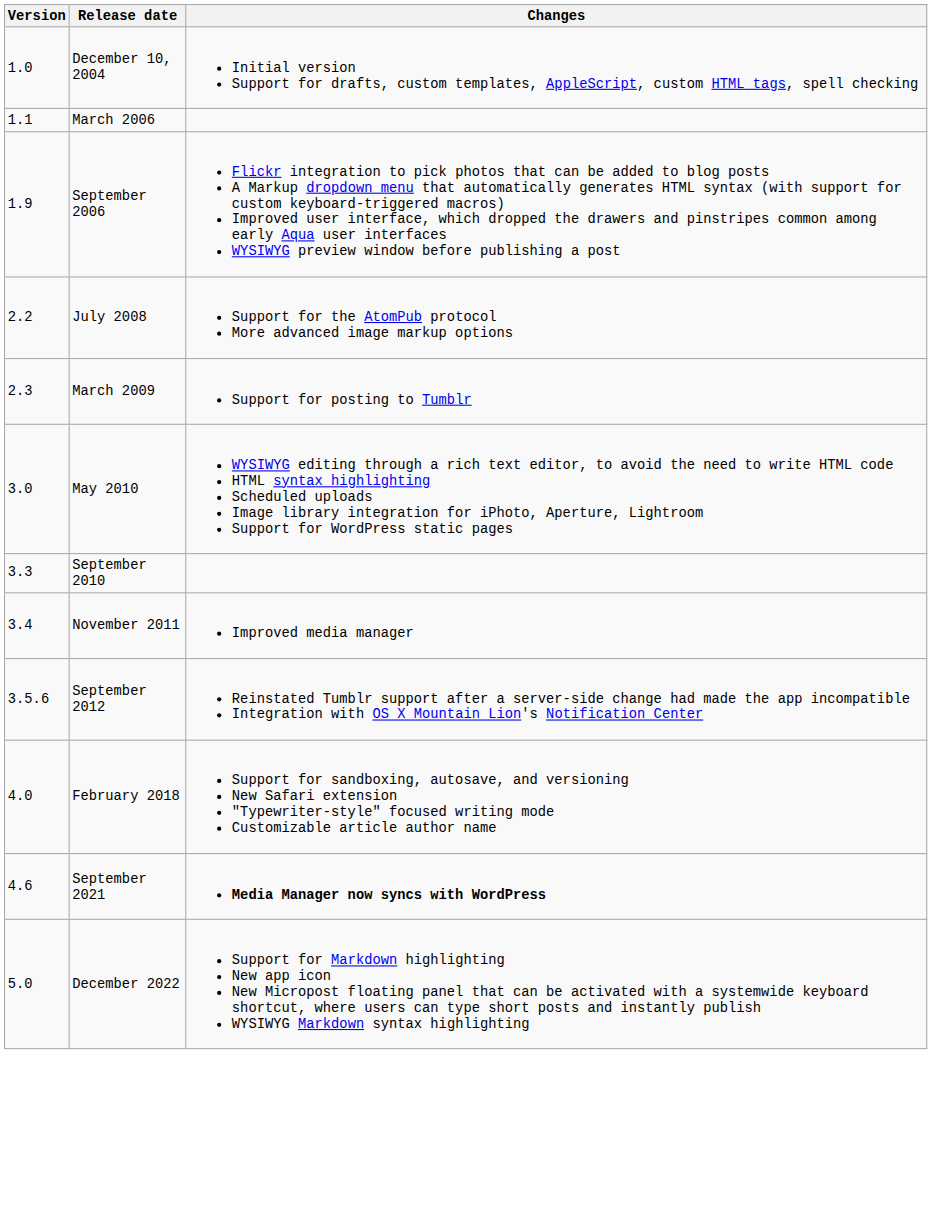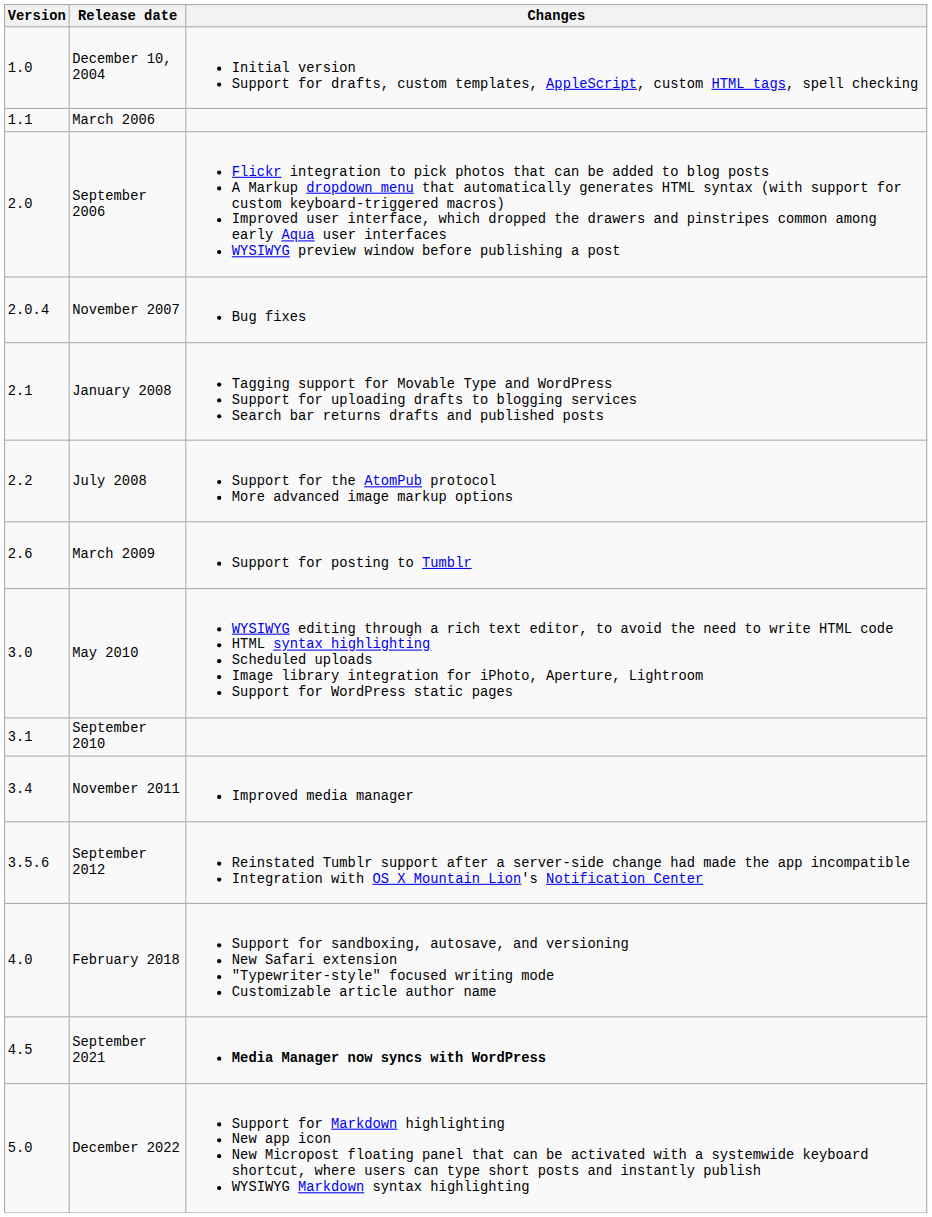(20, 204) 1.9 -> (20, 204) 2.0
+ row: (126, 310)
+ row: (122, 391)
(20, 391) 2.3 -> (20, 555) 2.6
(20, 573) 3.3 -> (20, 737) 3.1
(20, 887) 4.6 -> (20, 1050) 4.5
